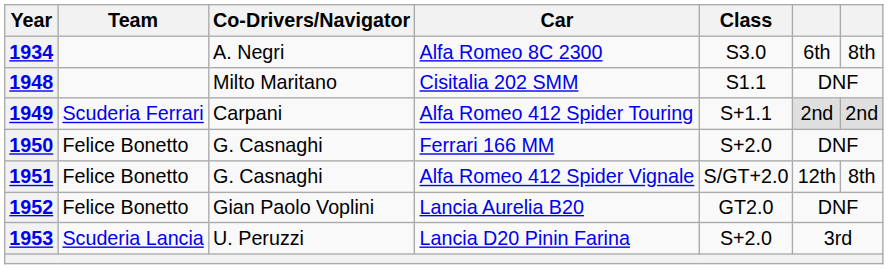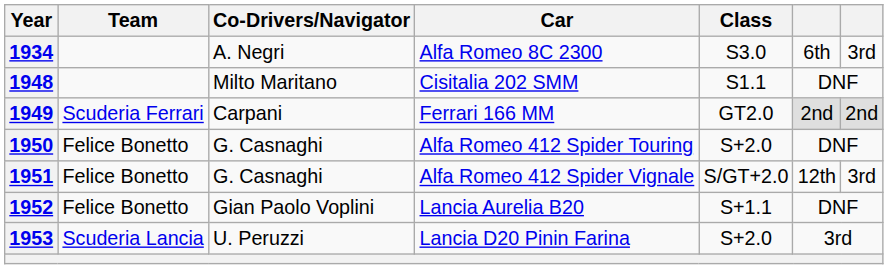(862, 52) 8th -> (862, 52) 3rd
(556, 114) Alfa Romeo 412 Spider Touring -> (487, 114) Ferrari 166 MM
(746, 114) S+1.1 -> (746, 114) GT2.0
(487, 145) Ferrari 166 MM -> (556, 145) Alfa Romeo 412 Spider Touring
(862, 176) 8th -> (862, 176) 3rd
(746, 208) GT2.0 -> (746, 208) S+1.1
